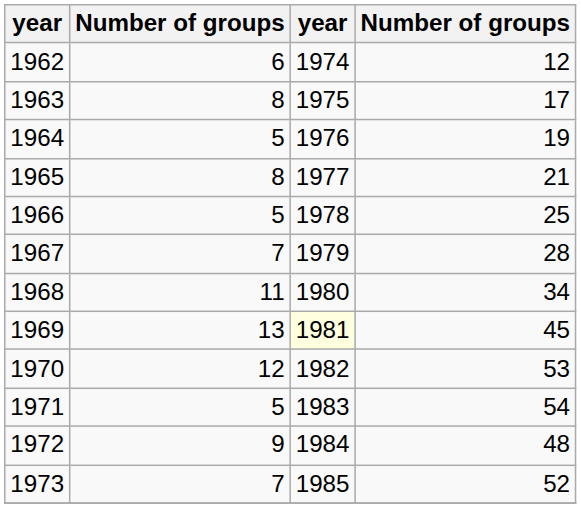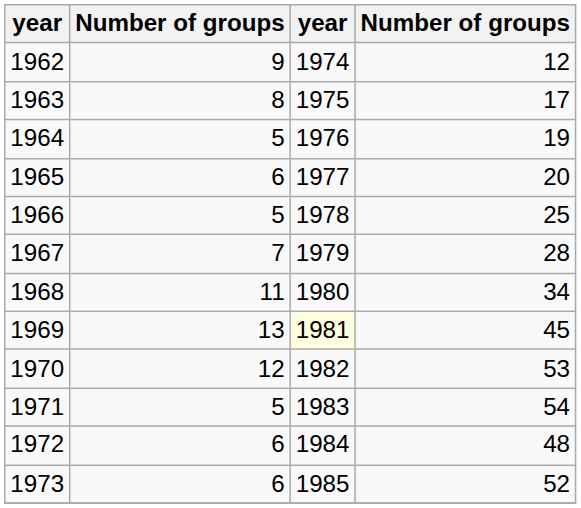(278, 61) 6 -> (278, 61) 9
(278, 176) 8 -> (278, 176) 6
(557, 176) 21 -> (557, 176) 20
(278, 445) 9 -> (278, 445) 6
(278, 483) 7 -> (278, 483) 6
